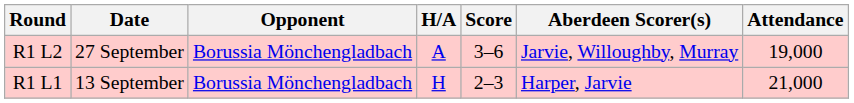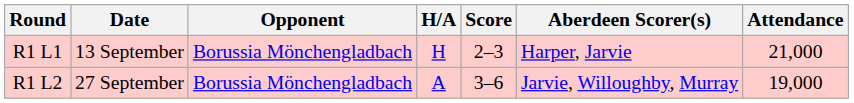rows swapped: (38, 82) <-> (38, 51)
